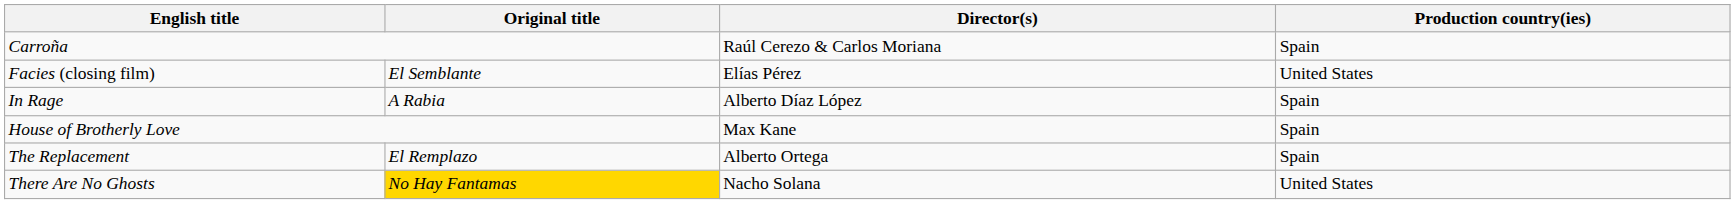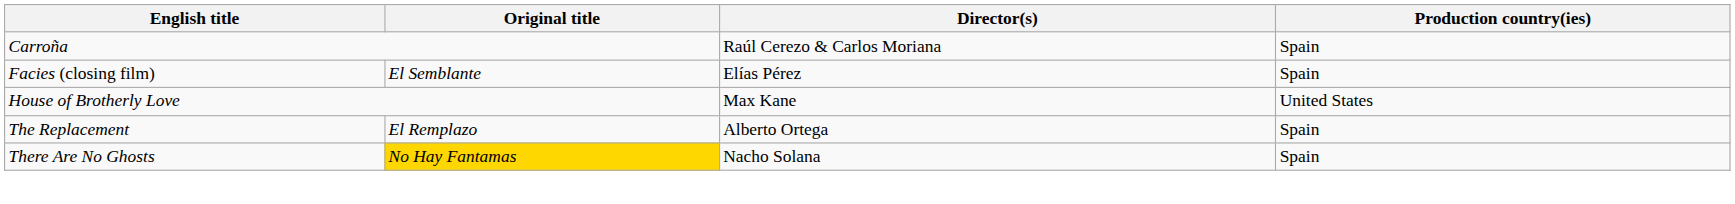(1326, 73) United States -> (1300, 73) Spain
- row: (36, 101)
(1300, 128) Spain -> (1326, 101) United States
(1326, 184) United States -> (1300, 156) Spain
